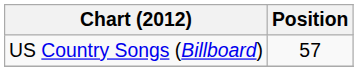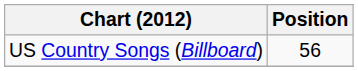(310, 50) 57 -> (310, 50) 56
